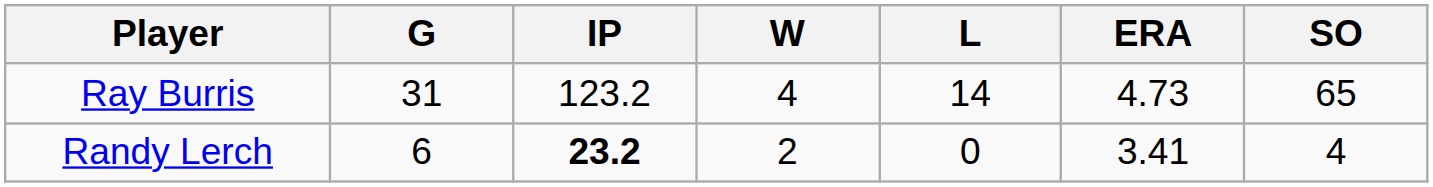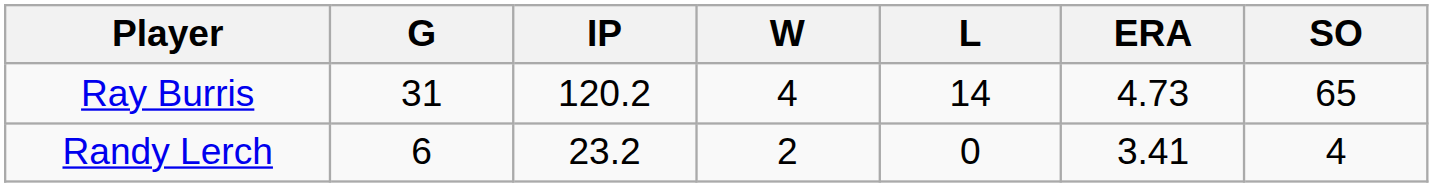(604, 92) 123.2 -> (604, 92) 120.2
(604, 151) bold -> (604, 151) normal
